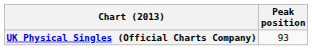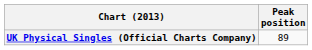(283, 38) 93 -> (283, 38) 89
